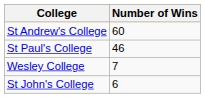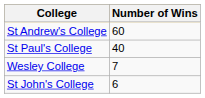(118, 48) 46 -> (118, 48) 40
